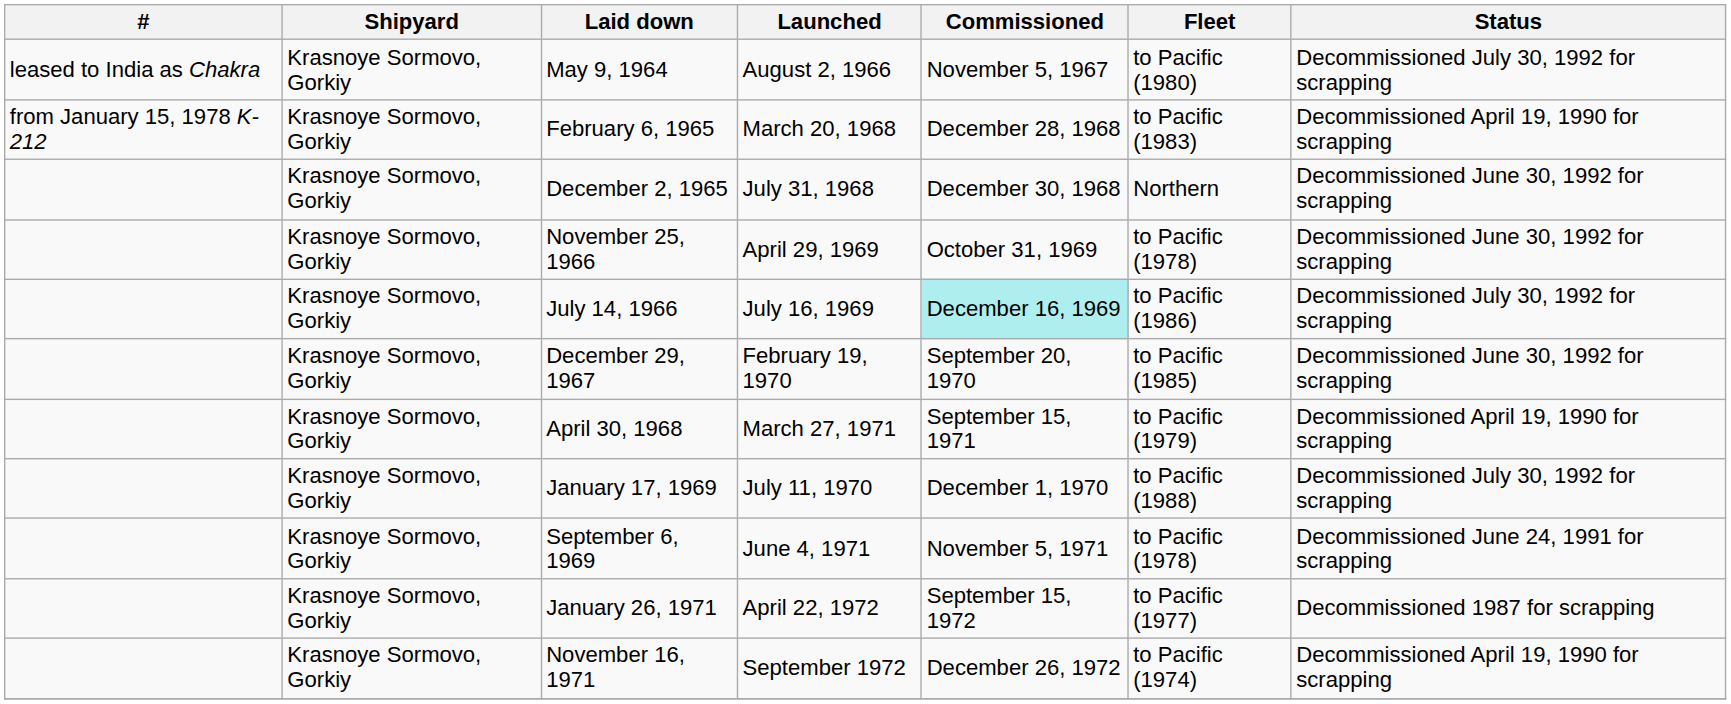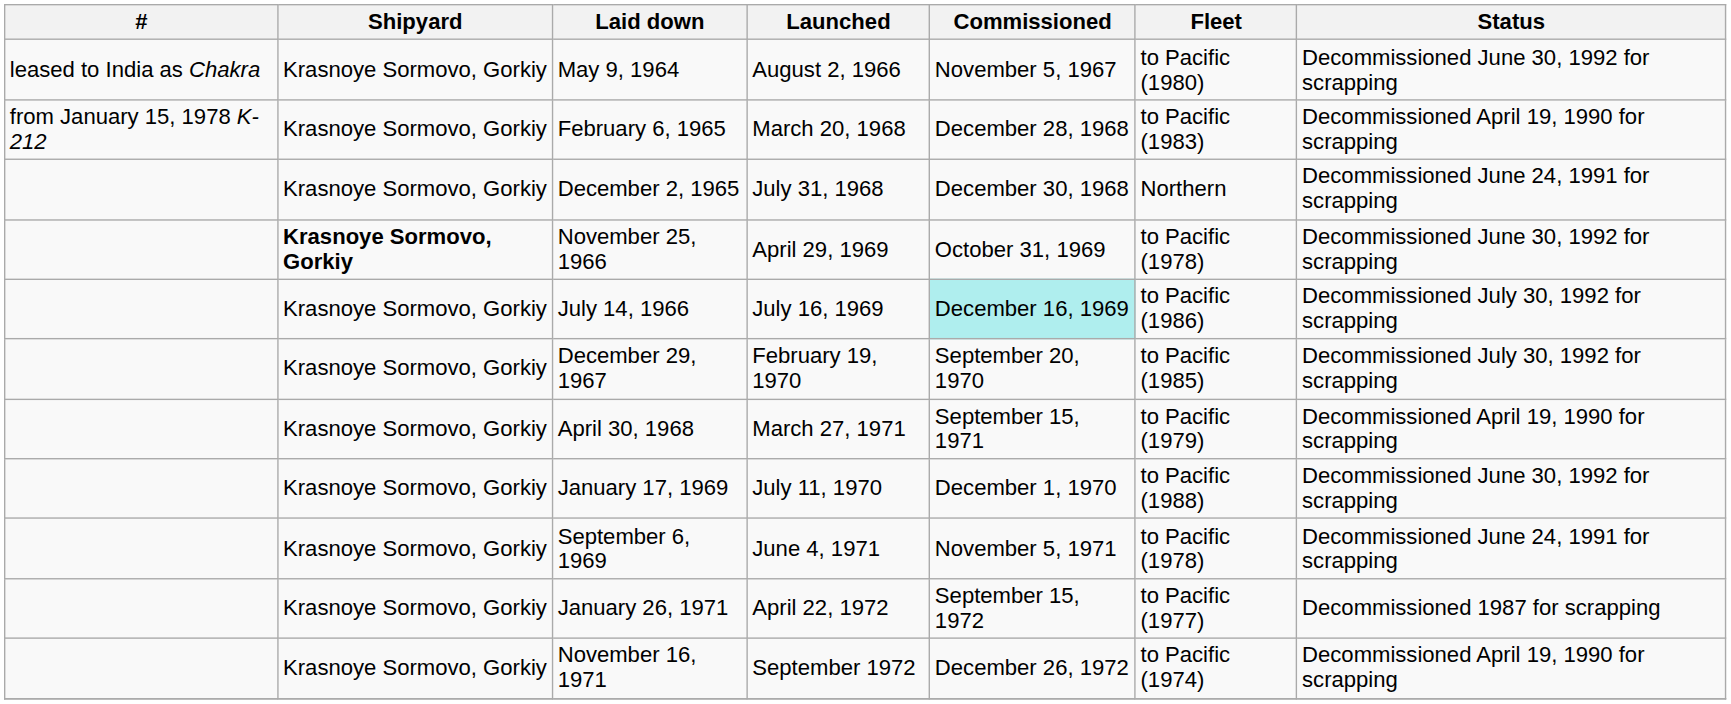(1466, 69) Decommissioned July 30, 1992 for scrapping -> (1476, 69) Decommissioned June 30, 1992 for scrapping
(1470, 189) Decommissioned June 30, 1992 for scrapping -> (1476, 189) Decommissioned June 24, 1991 for scrapping
(384, 249) normal -> (387, 249) bold
(1470, 368) Decommissioned June 30, 1992 for scrapping -> (1471, 368) Decommissioned July 30, 1992 for scrapping
(1466, 488) Decommissioned July 30, 1992 for scrapping -> (1476, 488) Decommissioned June 30, 1992 for scrapping
